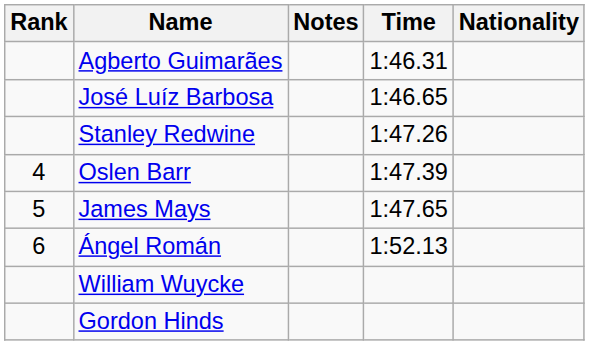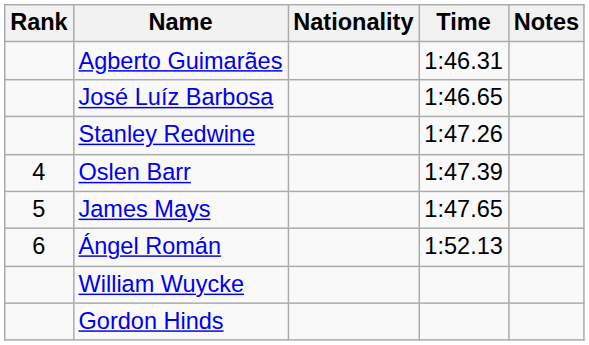columns swapped: (519, 23) <-> (326, 23)
